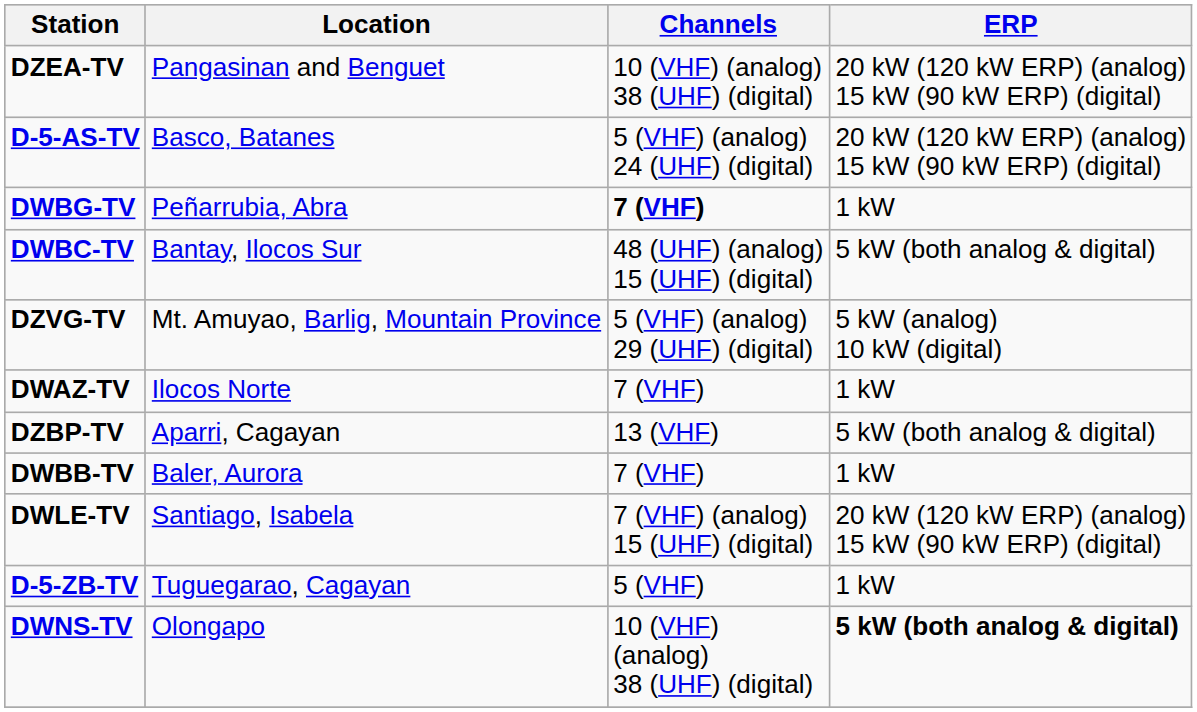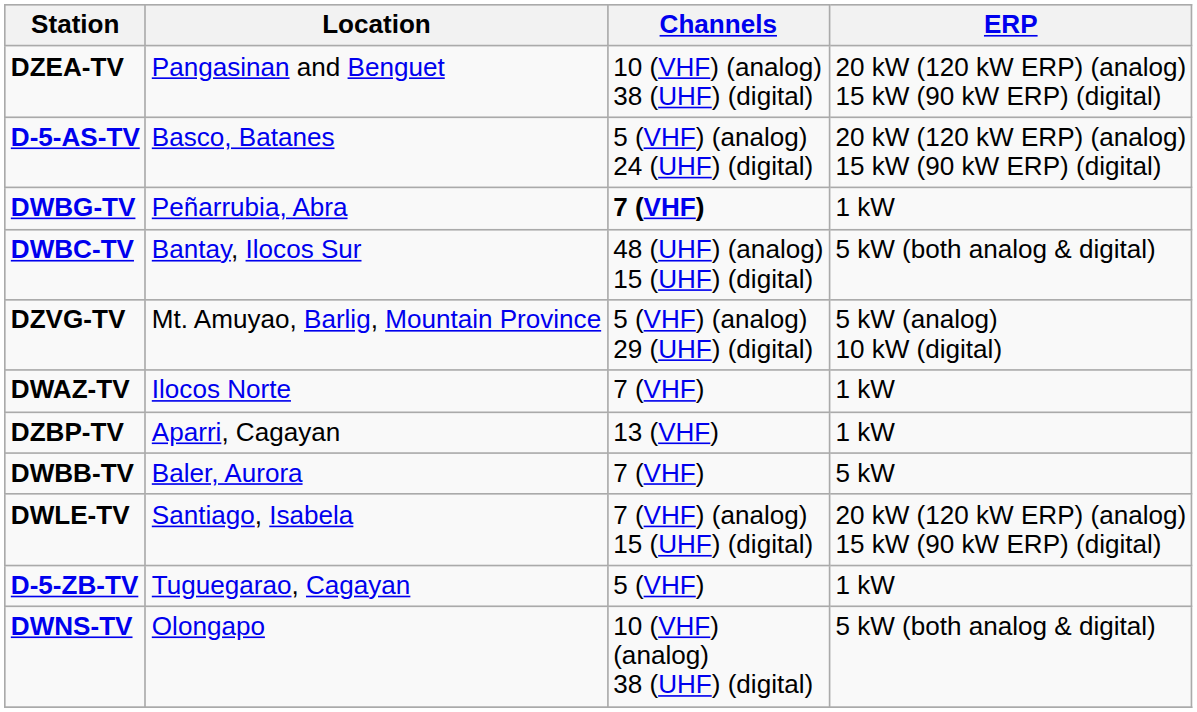(996, 432) 5 kW (both analog & digital) -> (865, 432) 1 kW
(865, 473) 1 kW -> (865, 473) 5 kW
(1007, 626) bold -> (996, 626) normal
